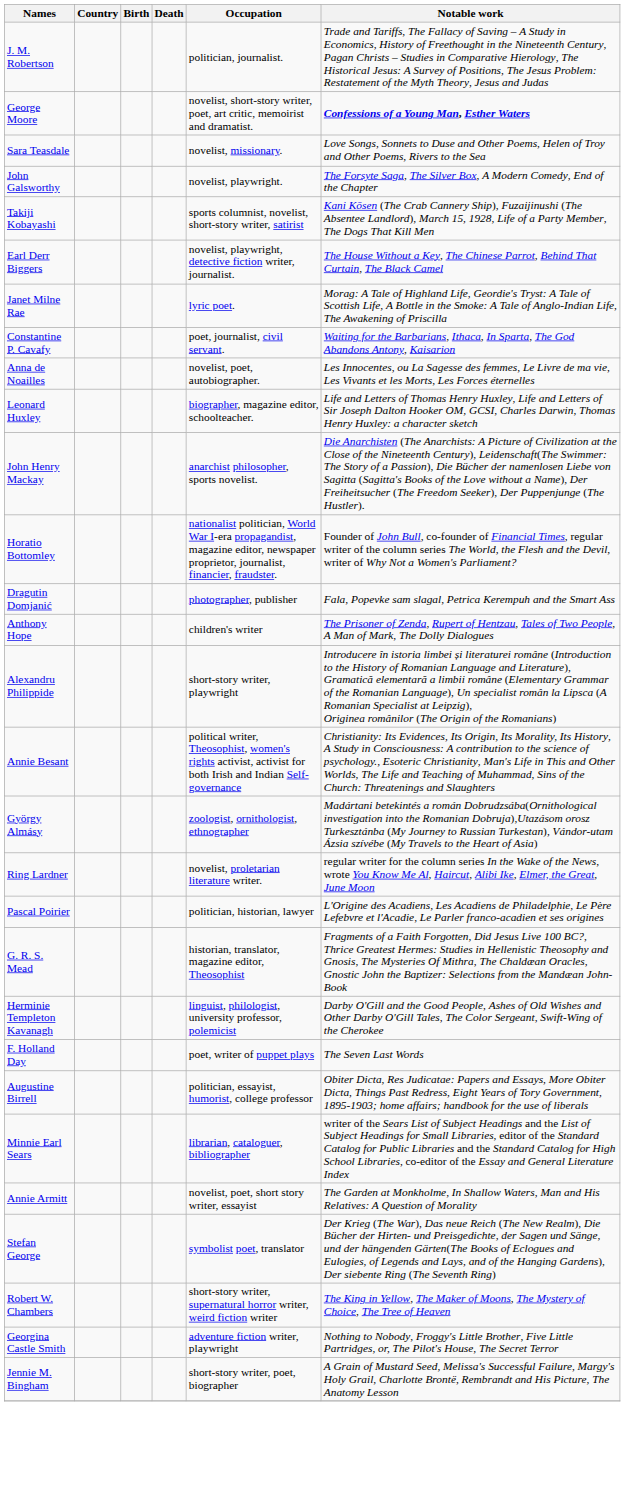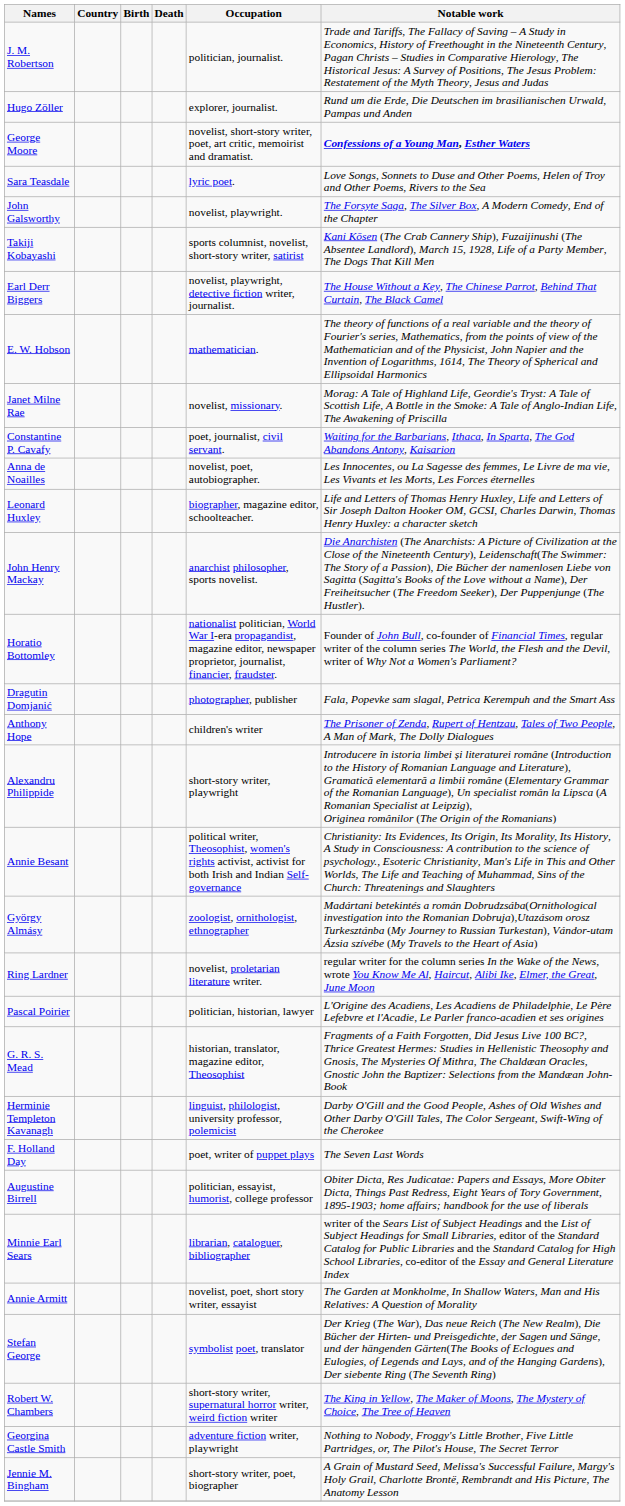+ row: (35, 107)
(236, 150) novelist, missionary. -> (212, 181) lyric poet.
+ row: (39, 349)
(212, 305) lyric poet. -> (236, 405) novelist, missionary.
